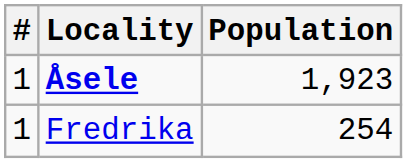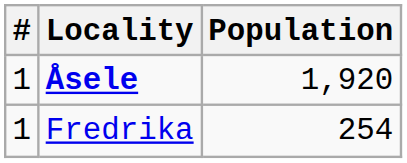(347, 81) 1,923 -> (347, 81) 1,920
